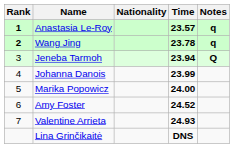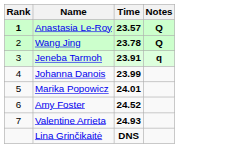- column: (141, 12)
(213, 27) q -> (159, 27) Q
(18, 43) bold -> (18, 43) normal
(213, 43) q -> (159, 43) Q
(183, 58) 23.94 -> (129, 58) 23.91
(213, 58) Q -> (159, 58) q
(183, 89) 24.00 -> (129, 89) 24.01
